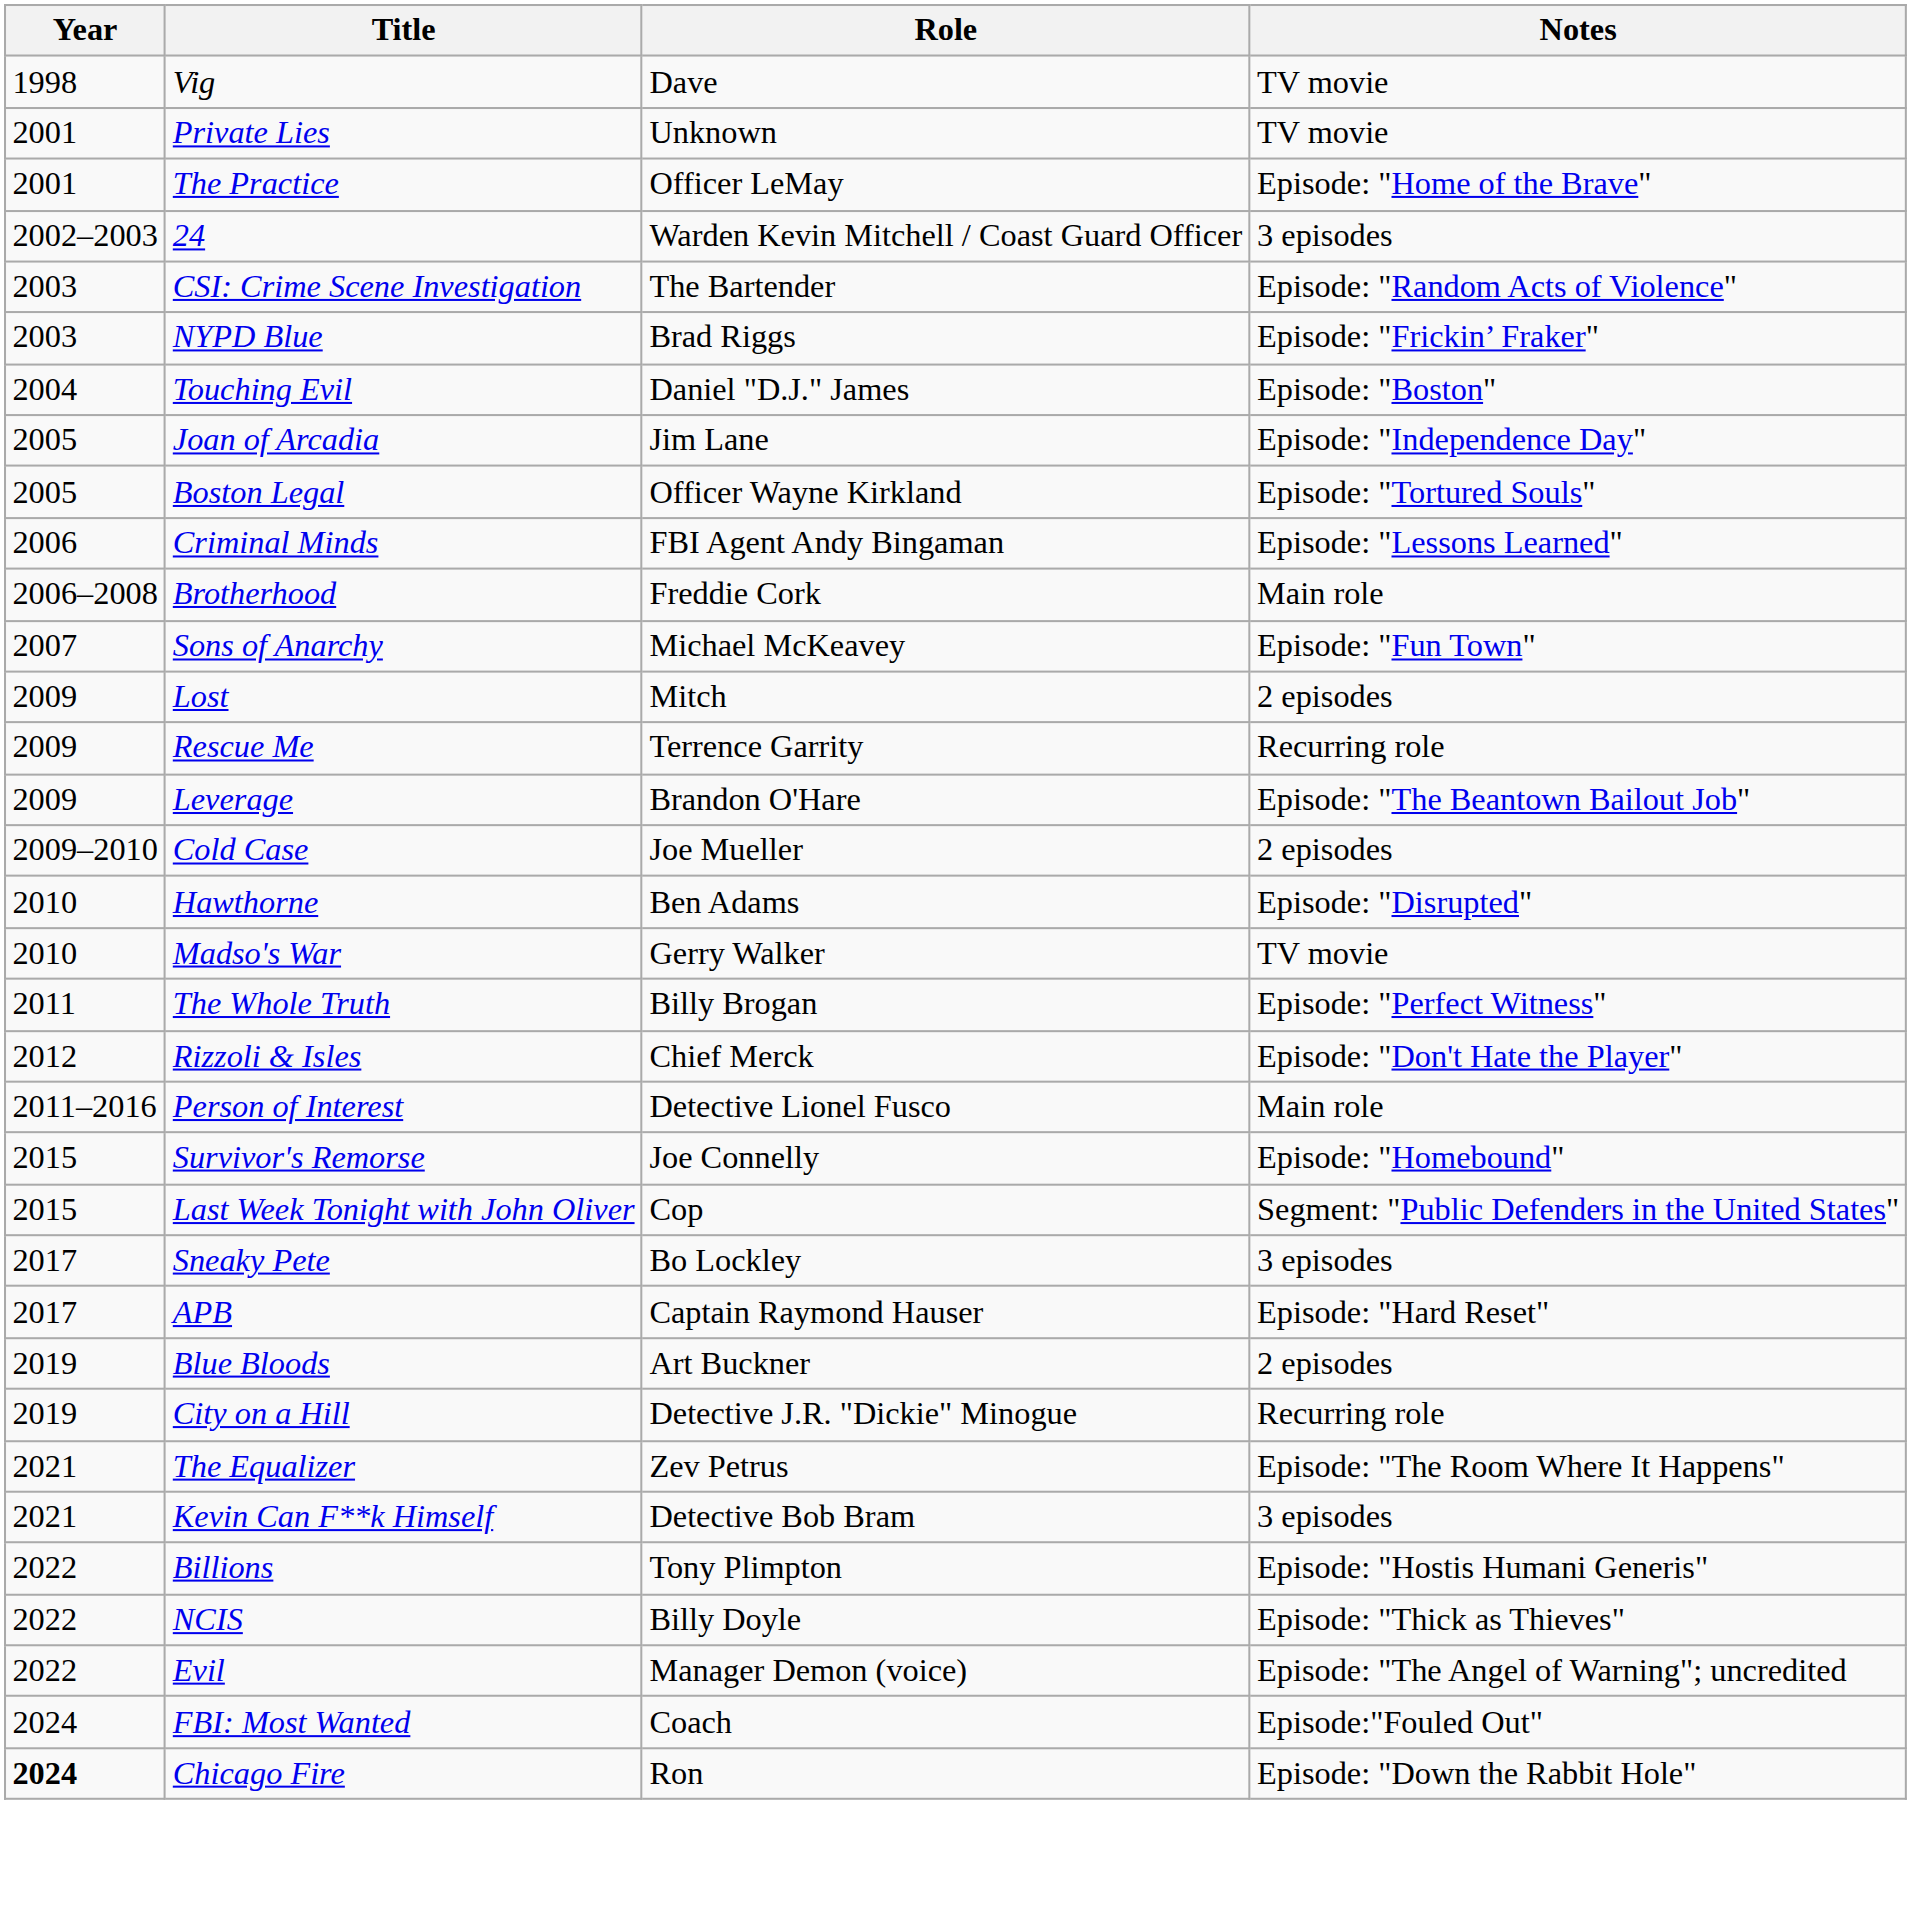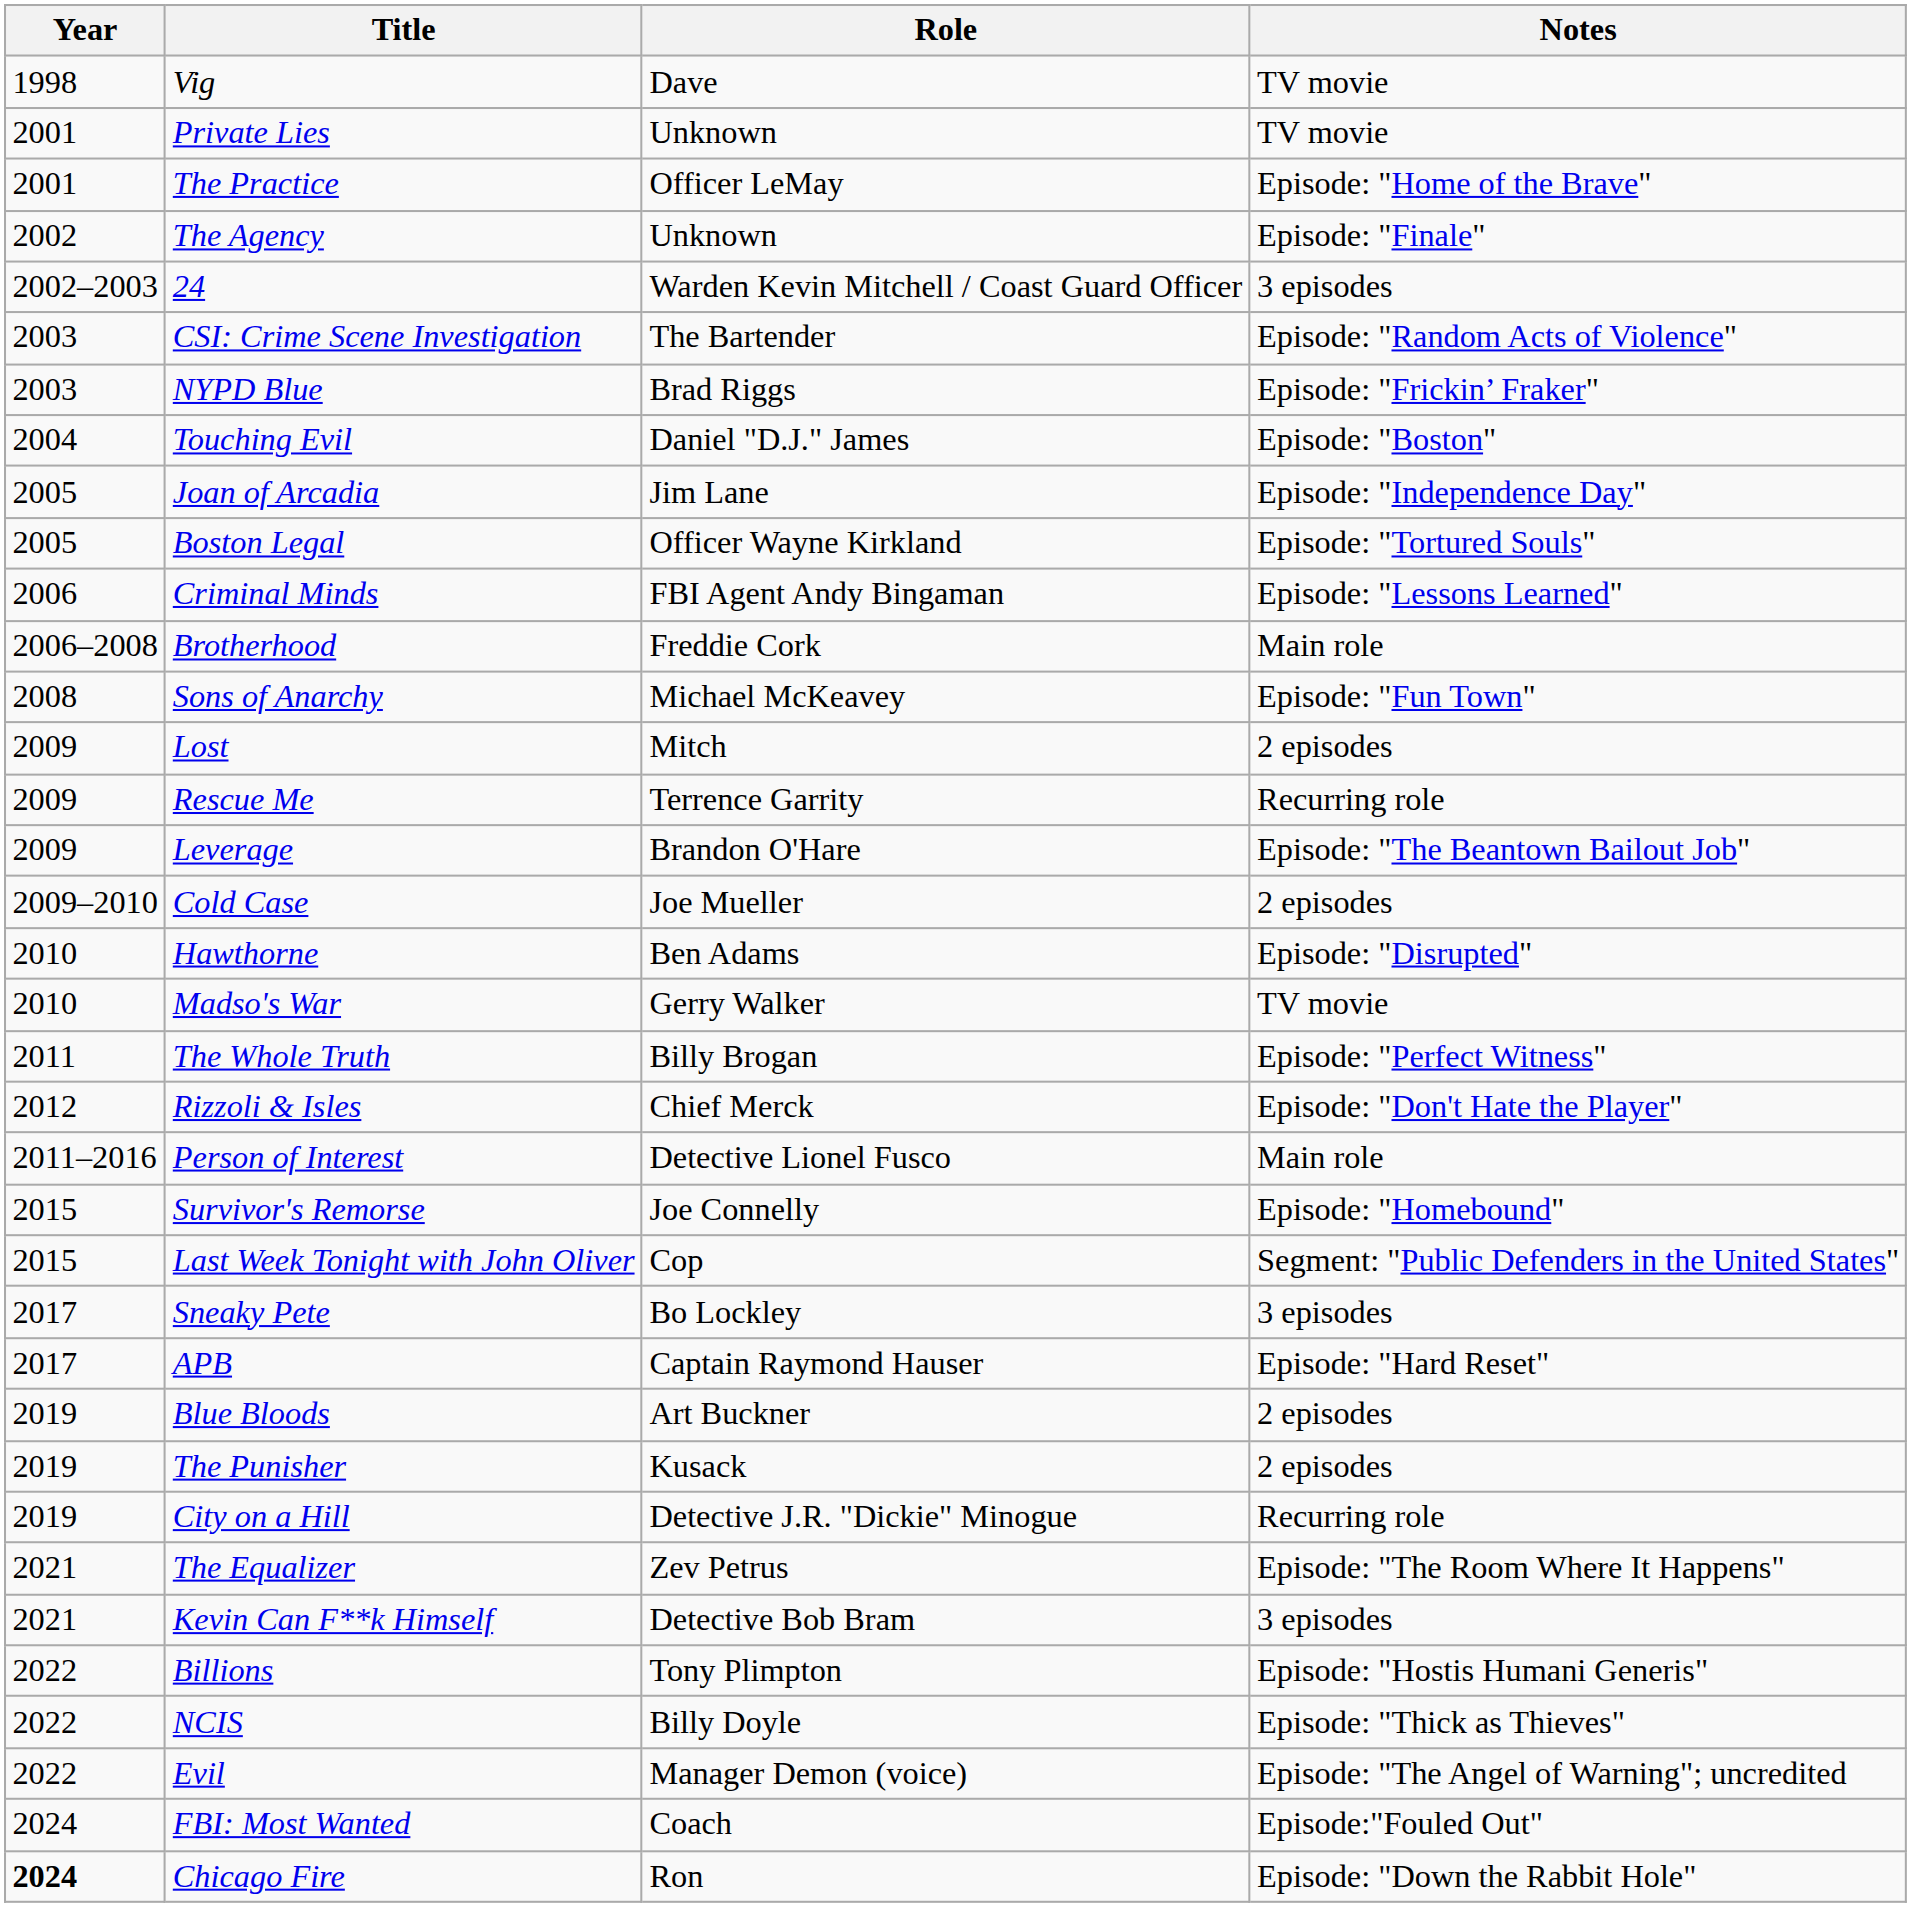+ row: (248, 235)
(45, 645) 2007 -> (45, 696) 2008
+ row: (259, 1465)
